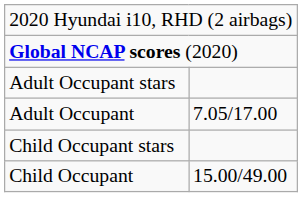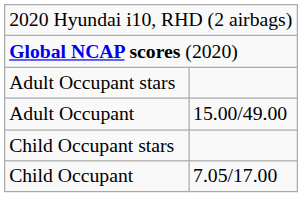(235, 113) 7.05/17.00 -> (240, 113) 15.00/49.00
(240, 176) 15.00/49.00 -> (235, 176) 7.05/17.00
